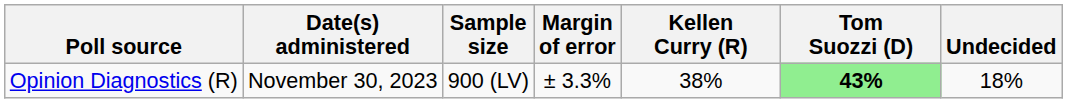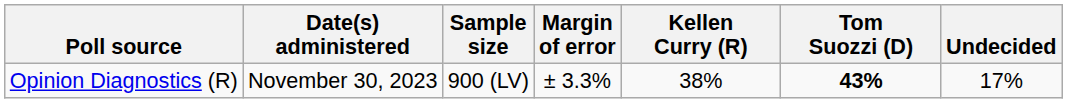(861, 80) lightgreen background -> (861, 80) no background
(1001, 80) 18% -> (1001, 80) 17%
